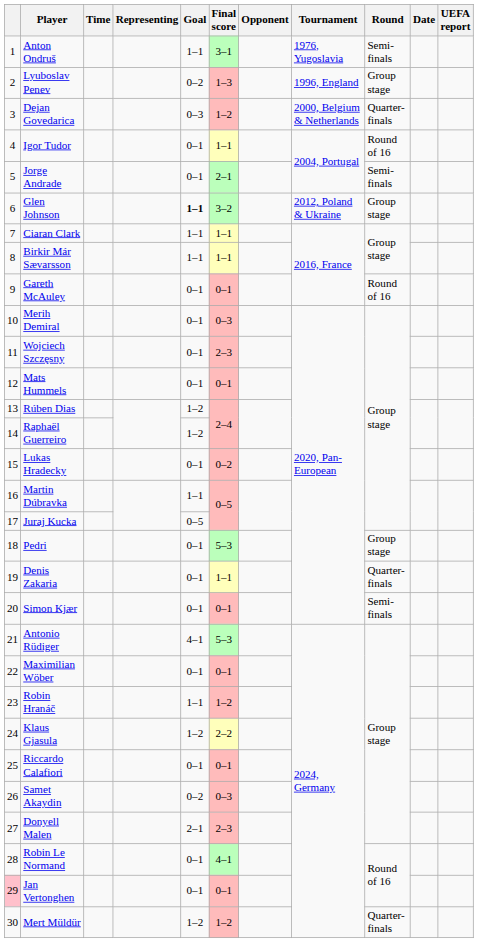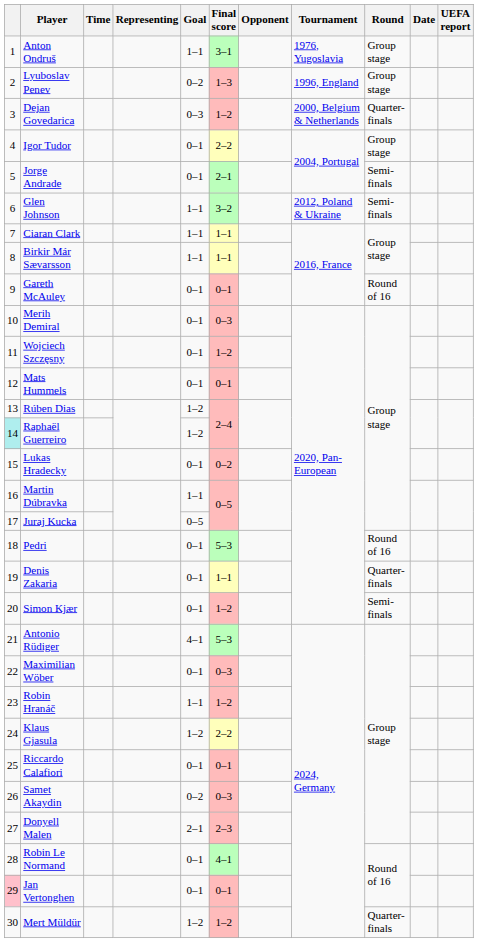(381, 51) Semi-finals -> (382, 51) Group stage
(224, 146) 1–1 -> (224, 146) 2–2
(382, 146) Round of 16 -> (382, 146) Group stage
(195, 208) bold -> (195, 208) normal
(382, 208) Group stage -> (381, 208) Semi-finals
(224, 352) 2–3 -> (224, 352) 1–2
(13, 433) no background -> (13, 433) paleturquoise background
(382, 546) Group stage -> (382, 546) Round of 16
(224, 608) 0–1 -> (224, 608) 1–2
(224, 671) 0–1 -> (224, 671) 0–3
